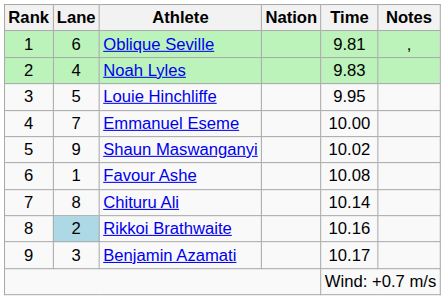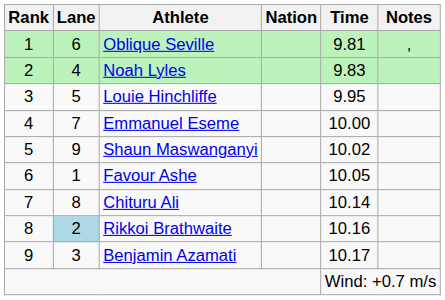(349, 176) 10.08 -> (349, 176) 10.05
